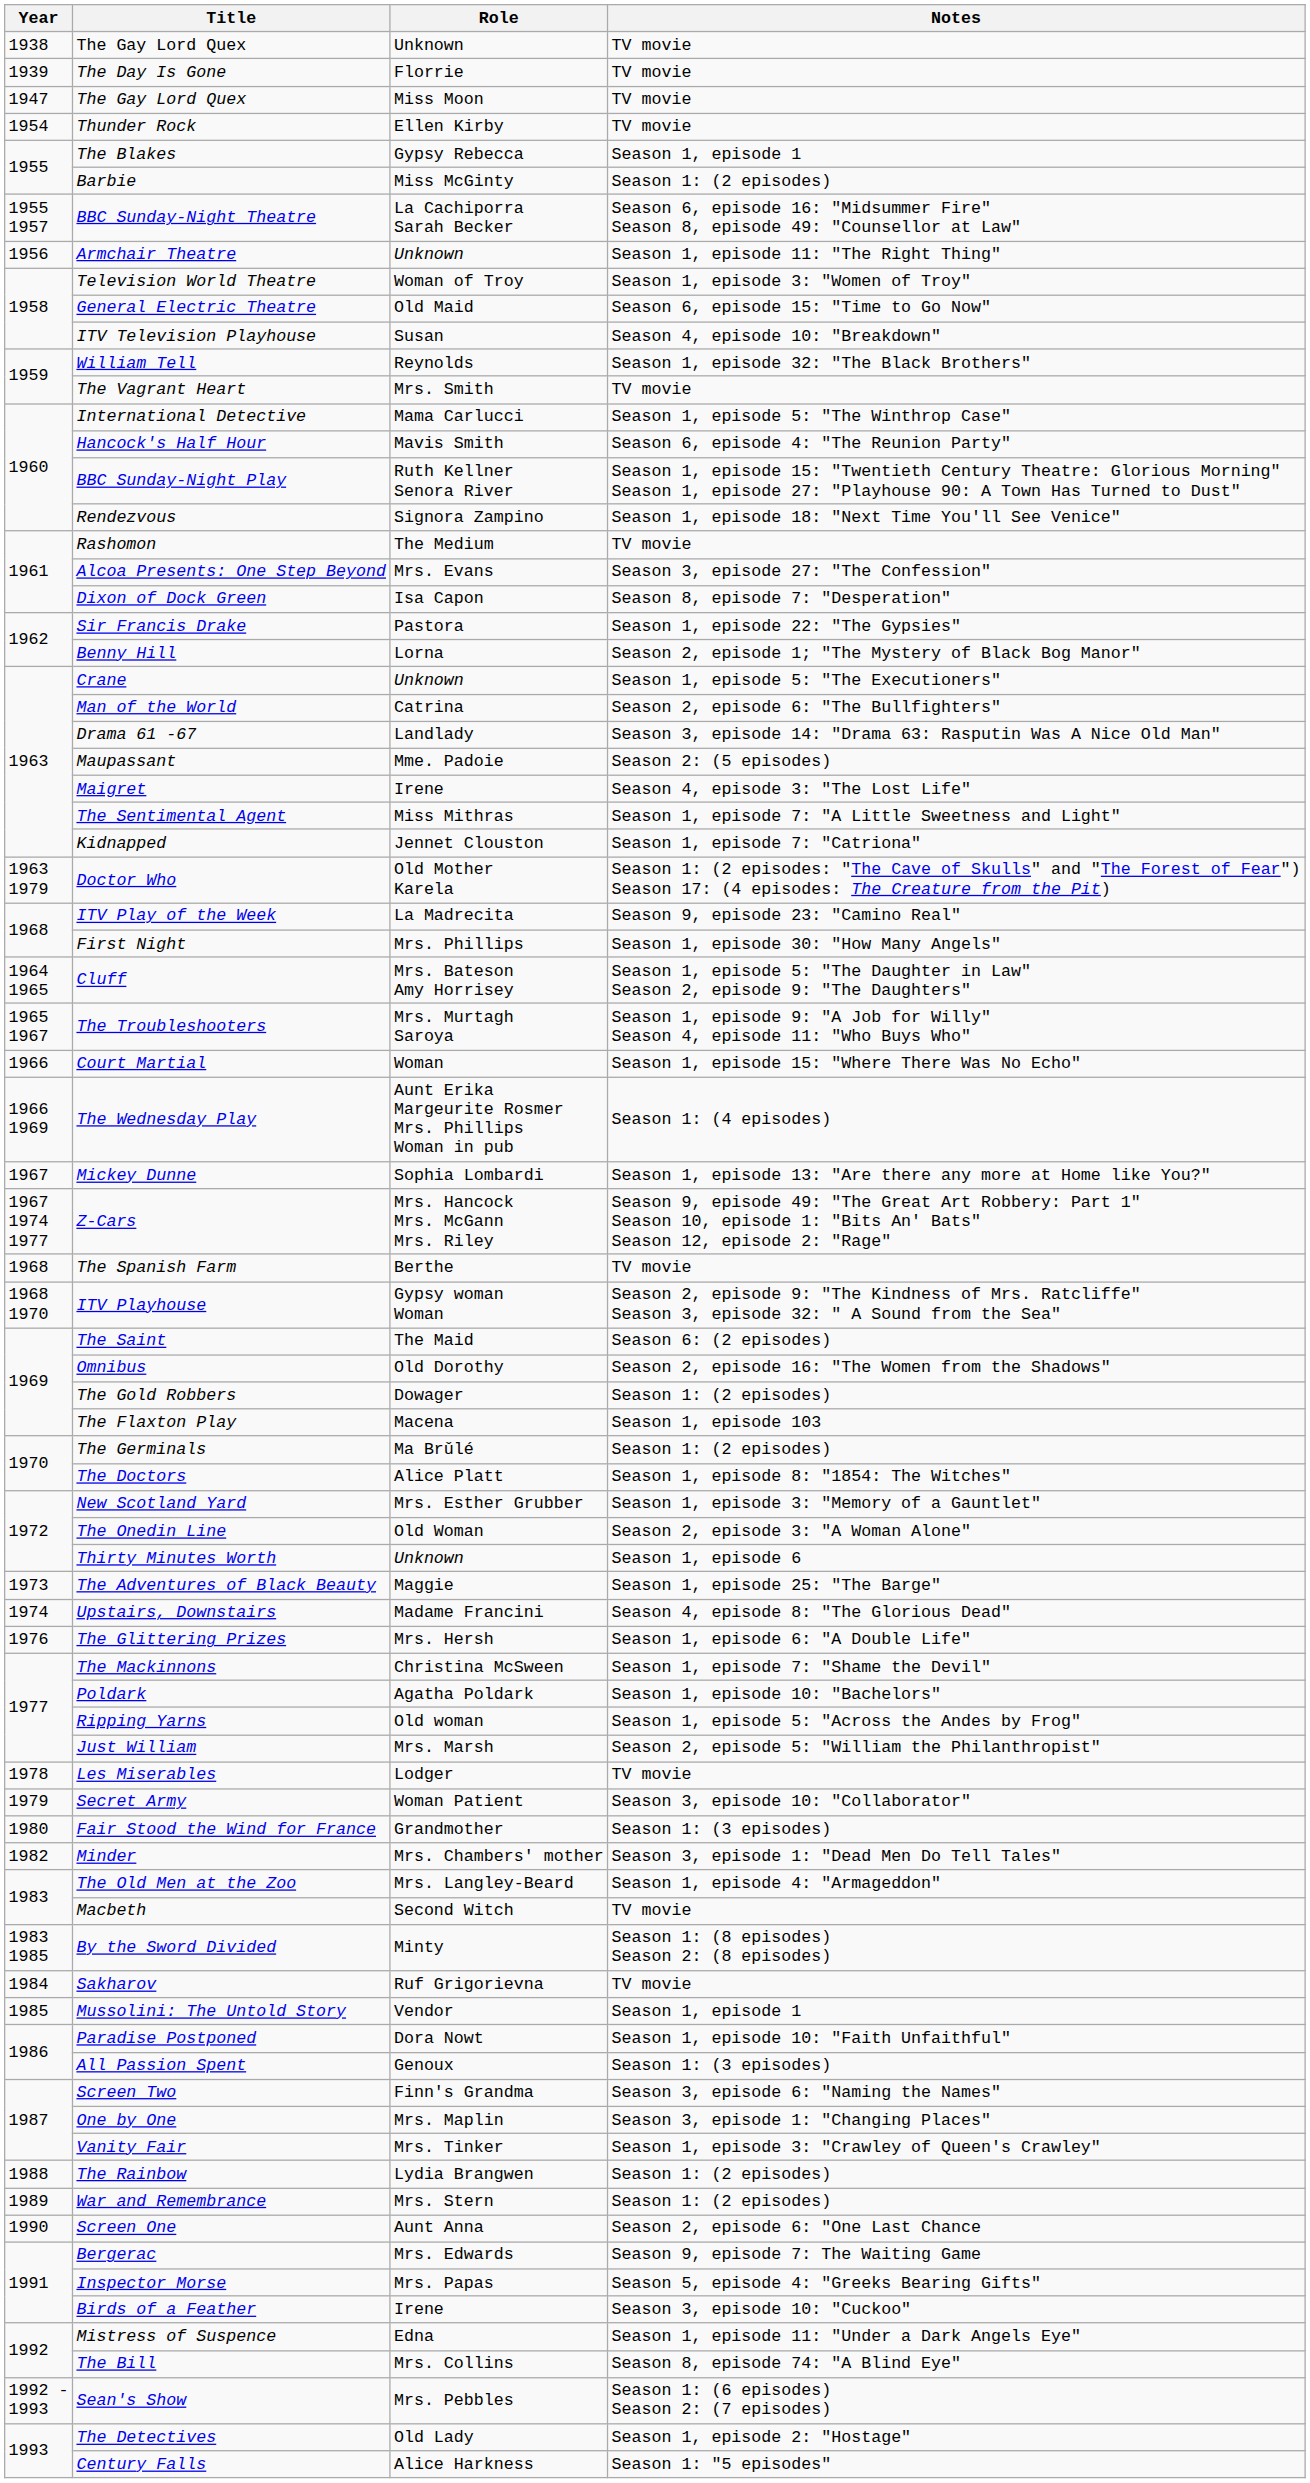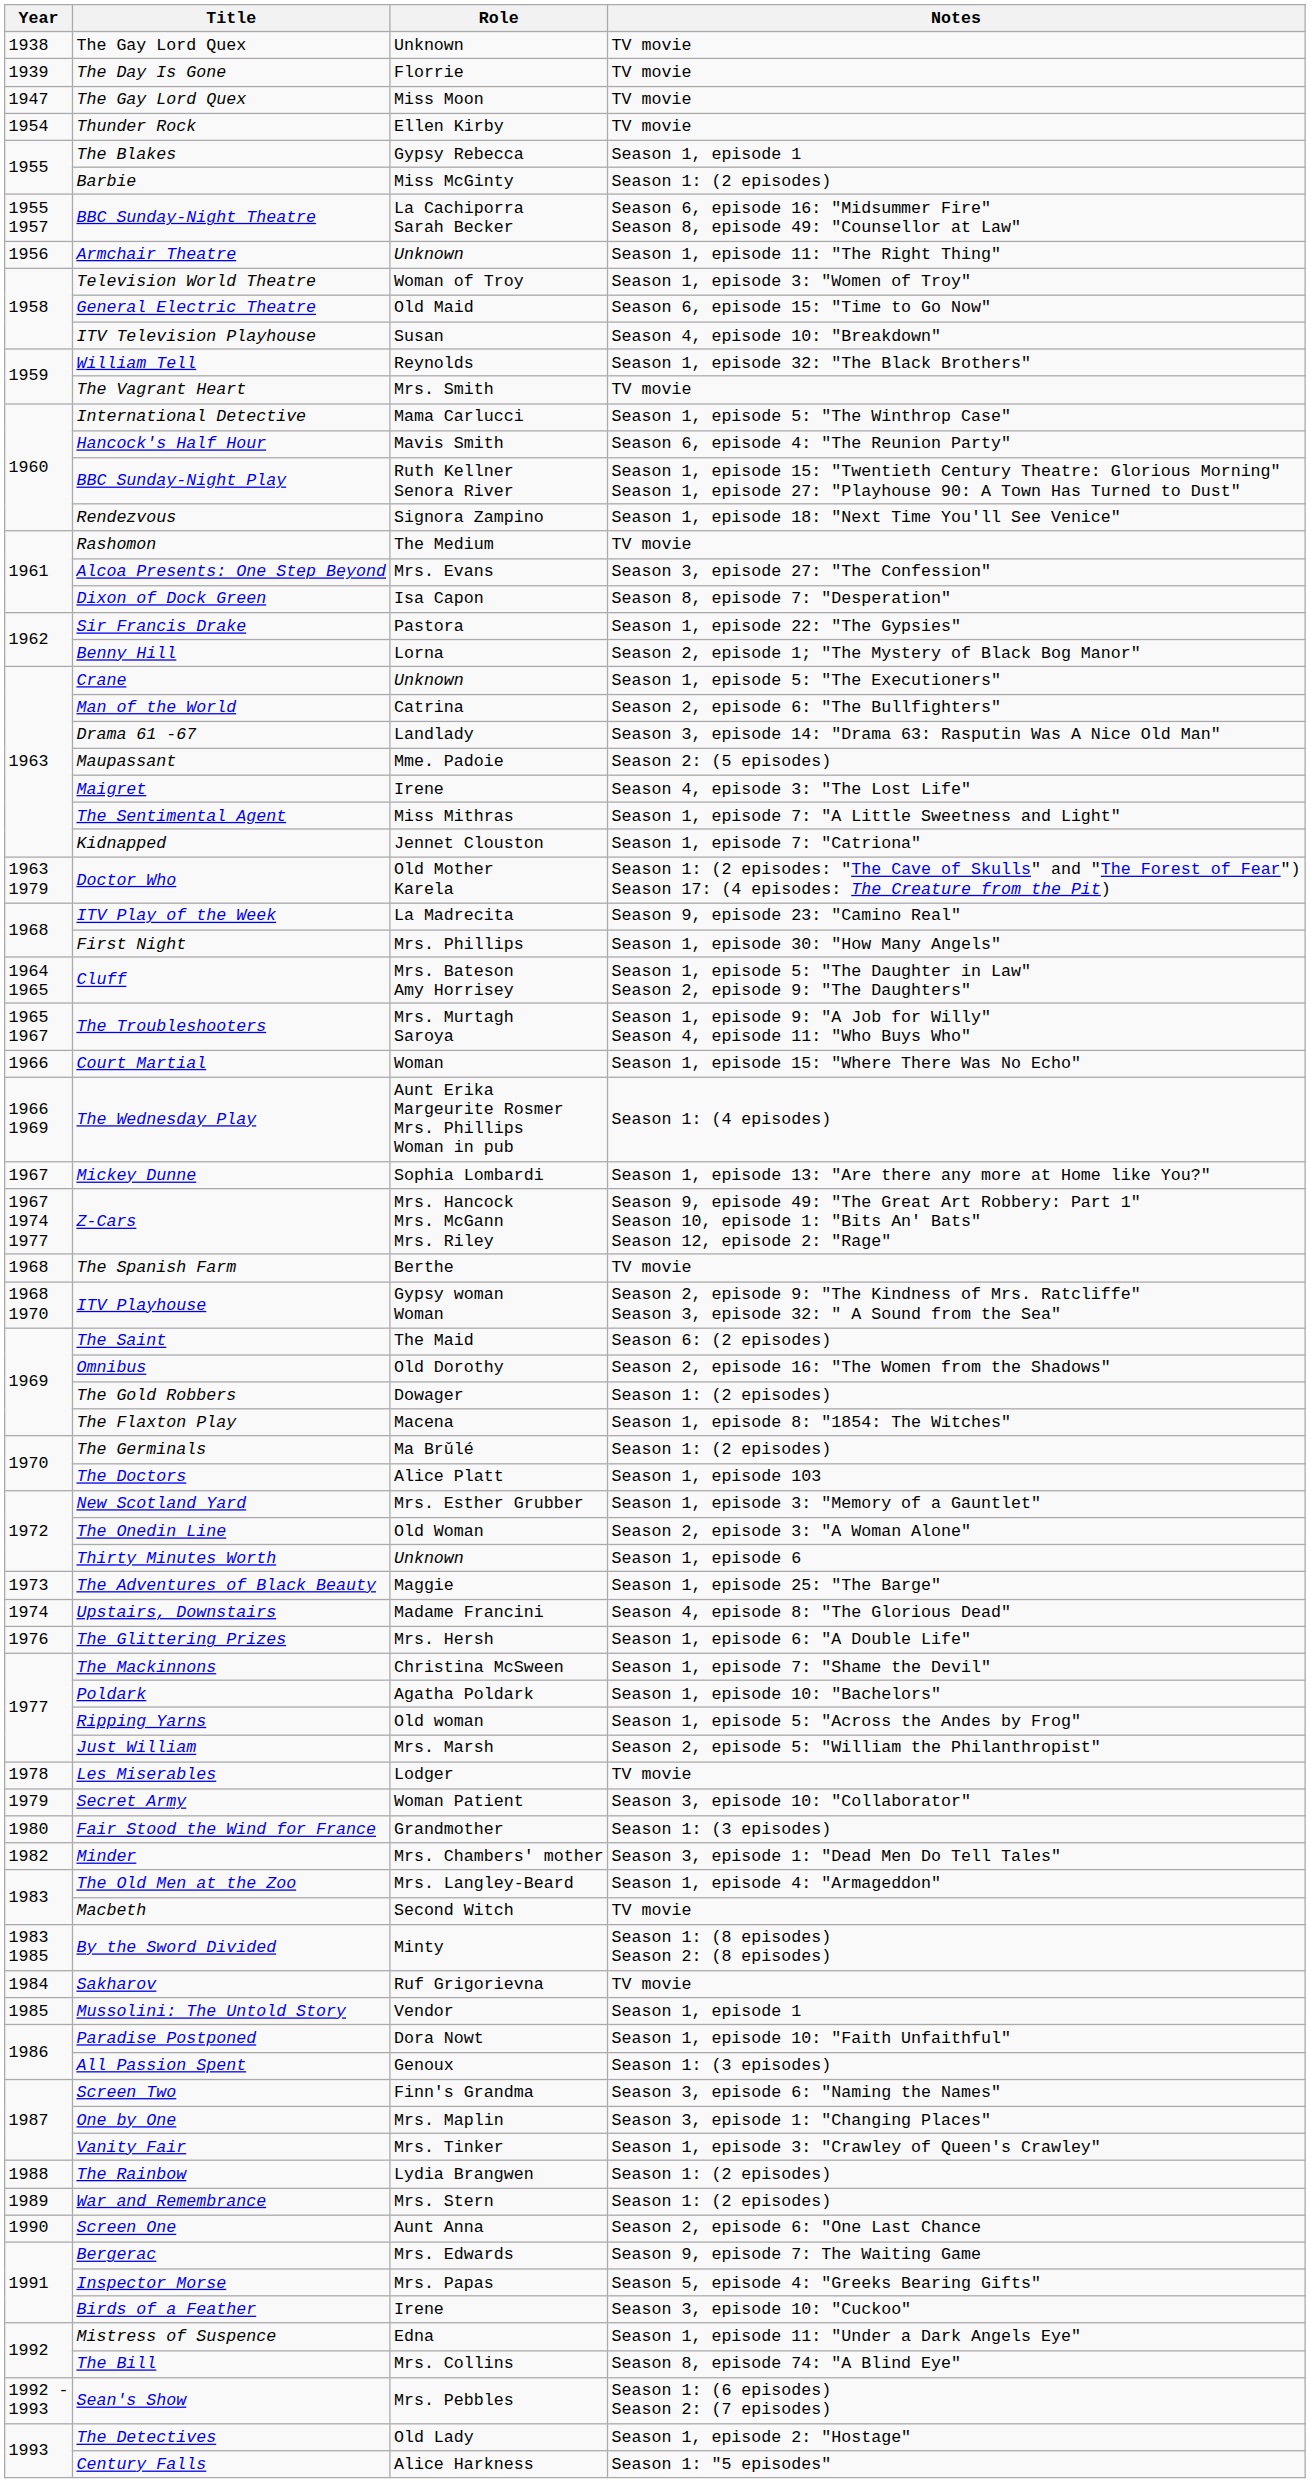(716, 1423) Season 1, episode 103 -> (811, 1423) Season 1, episode 8: "1854: The Witches"
(811, 1477) Season 1, episode 8: "1854: The Witches" -> (716, 1477) Season 1, episode 103
